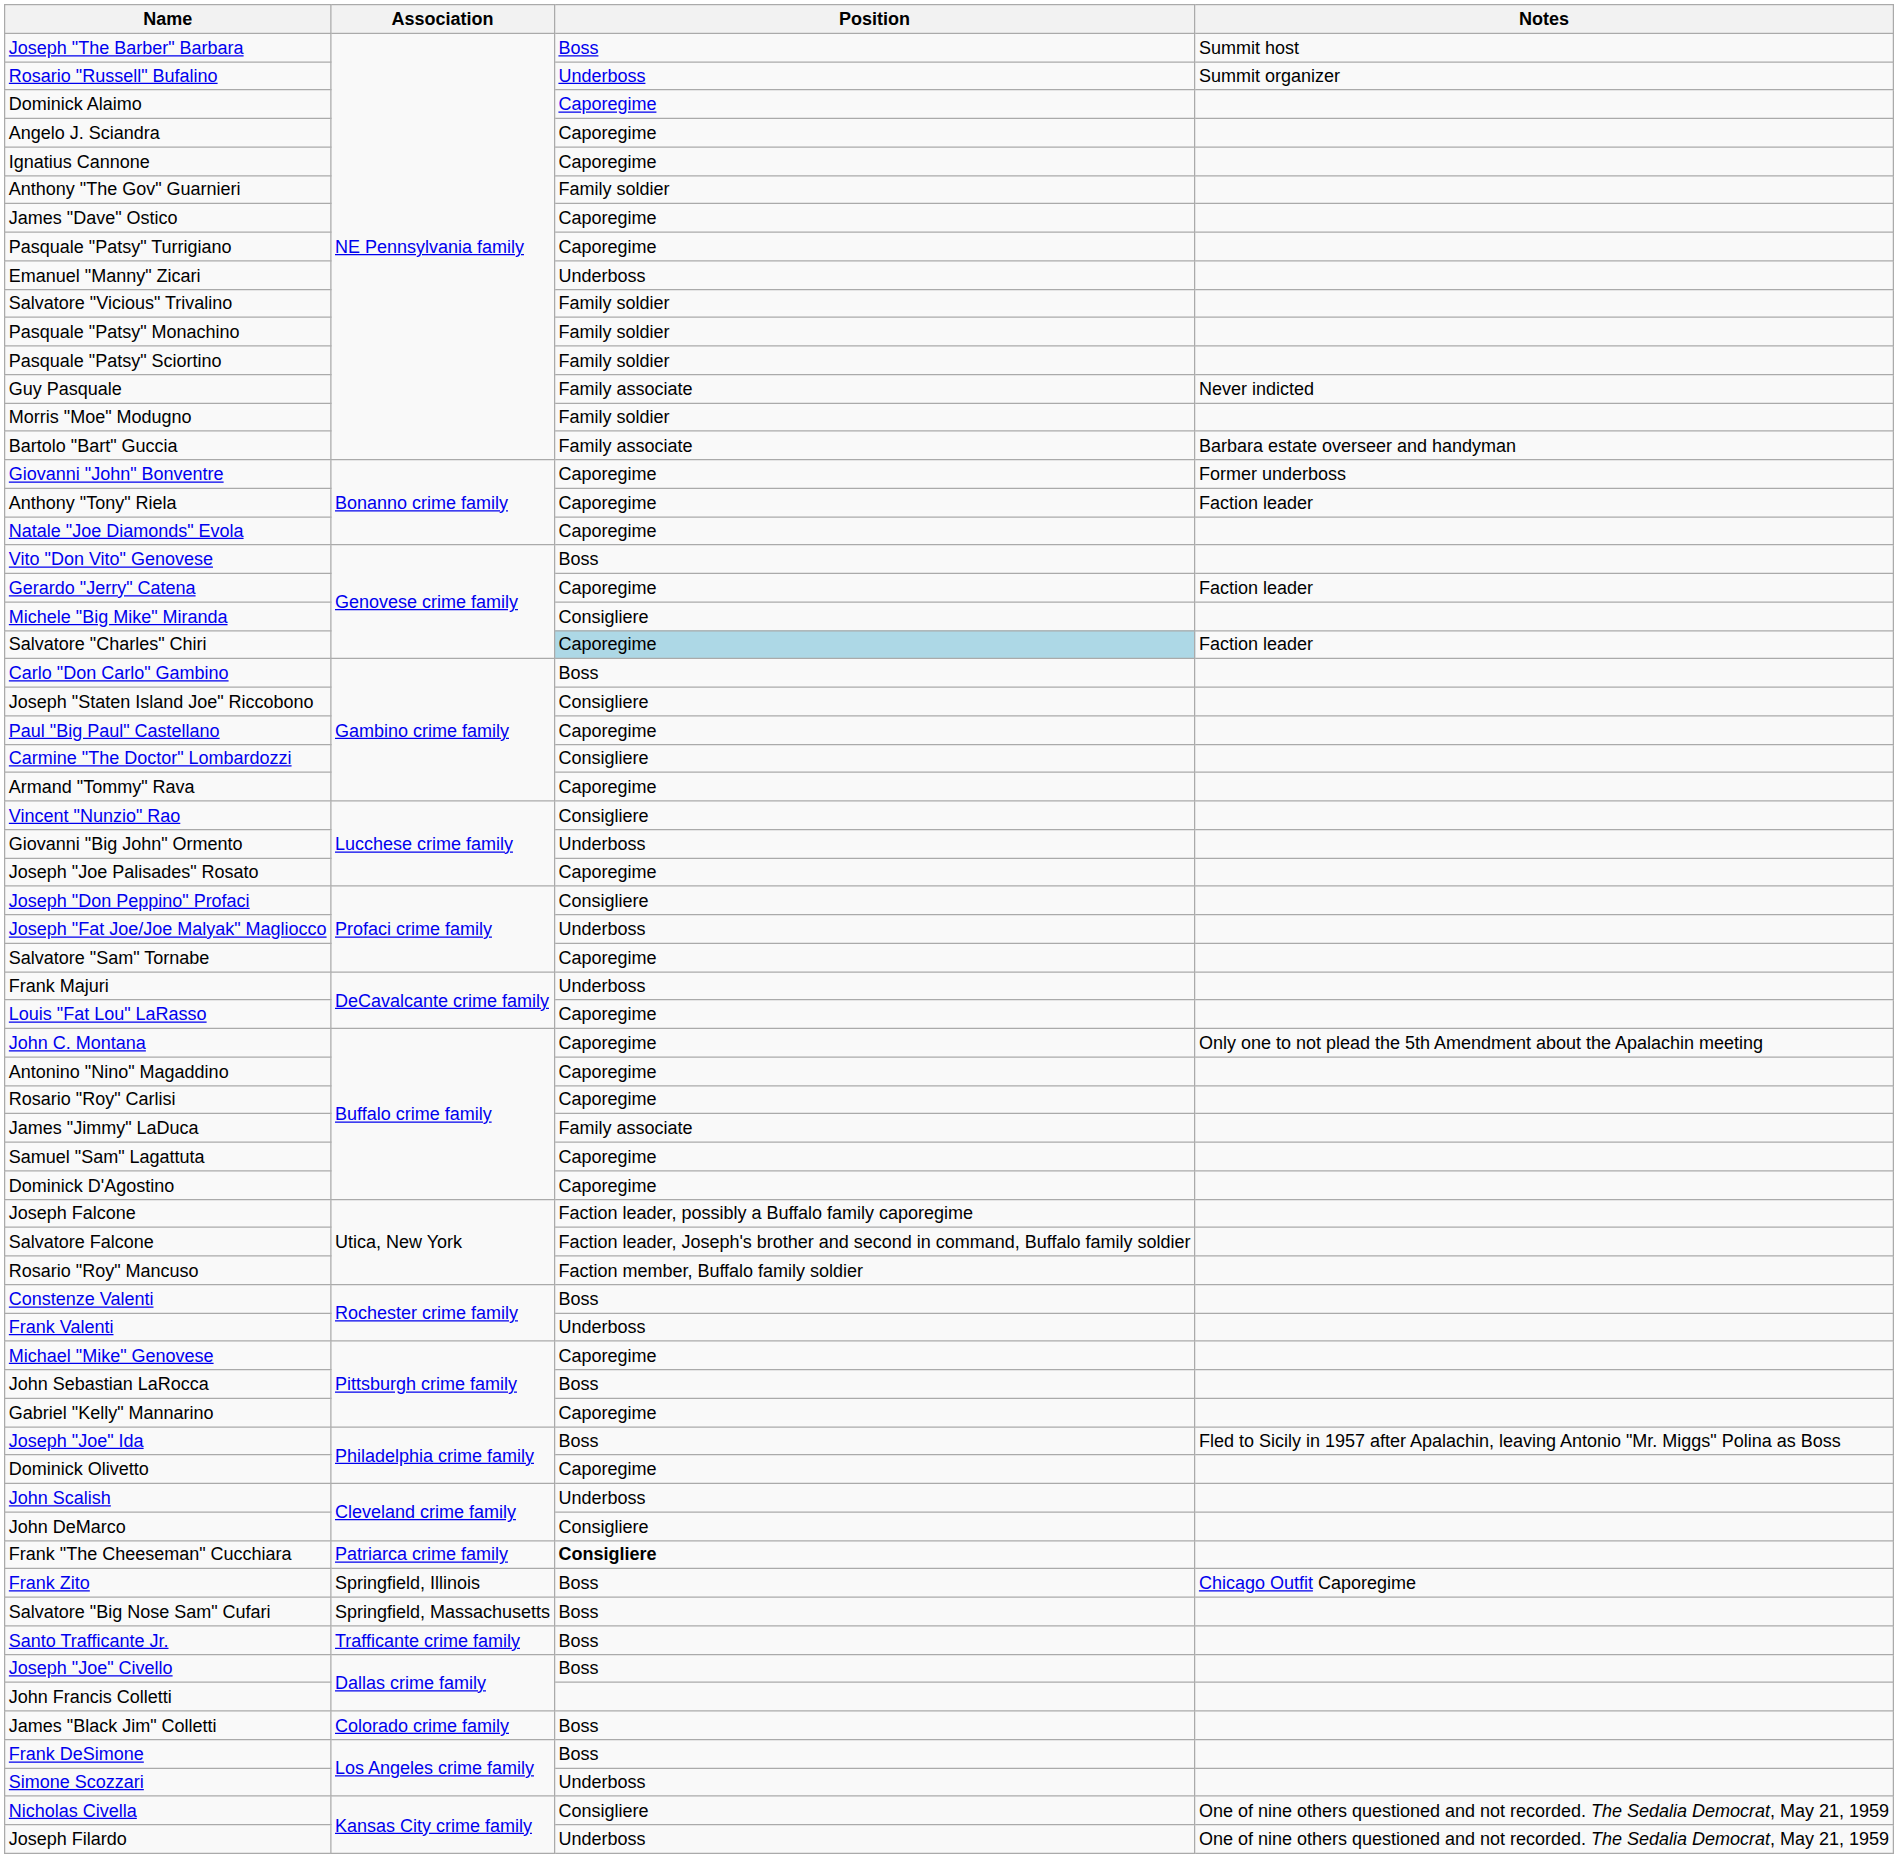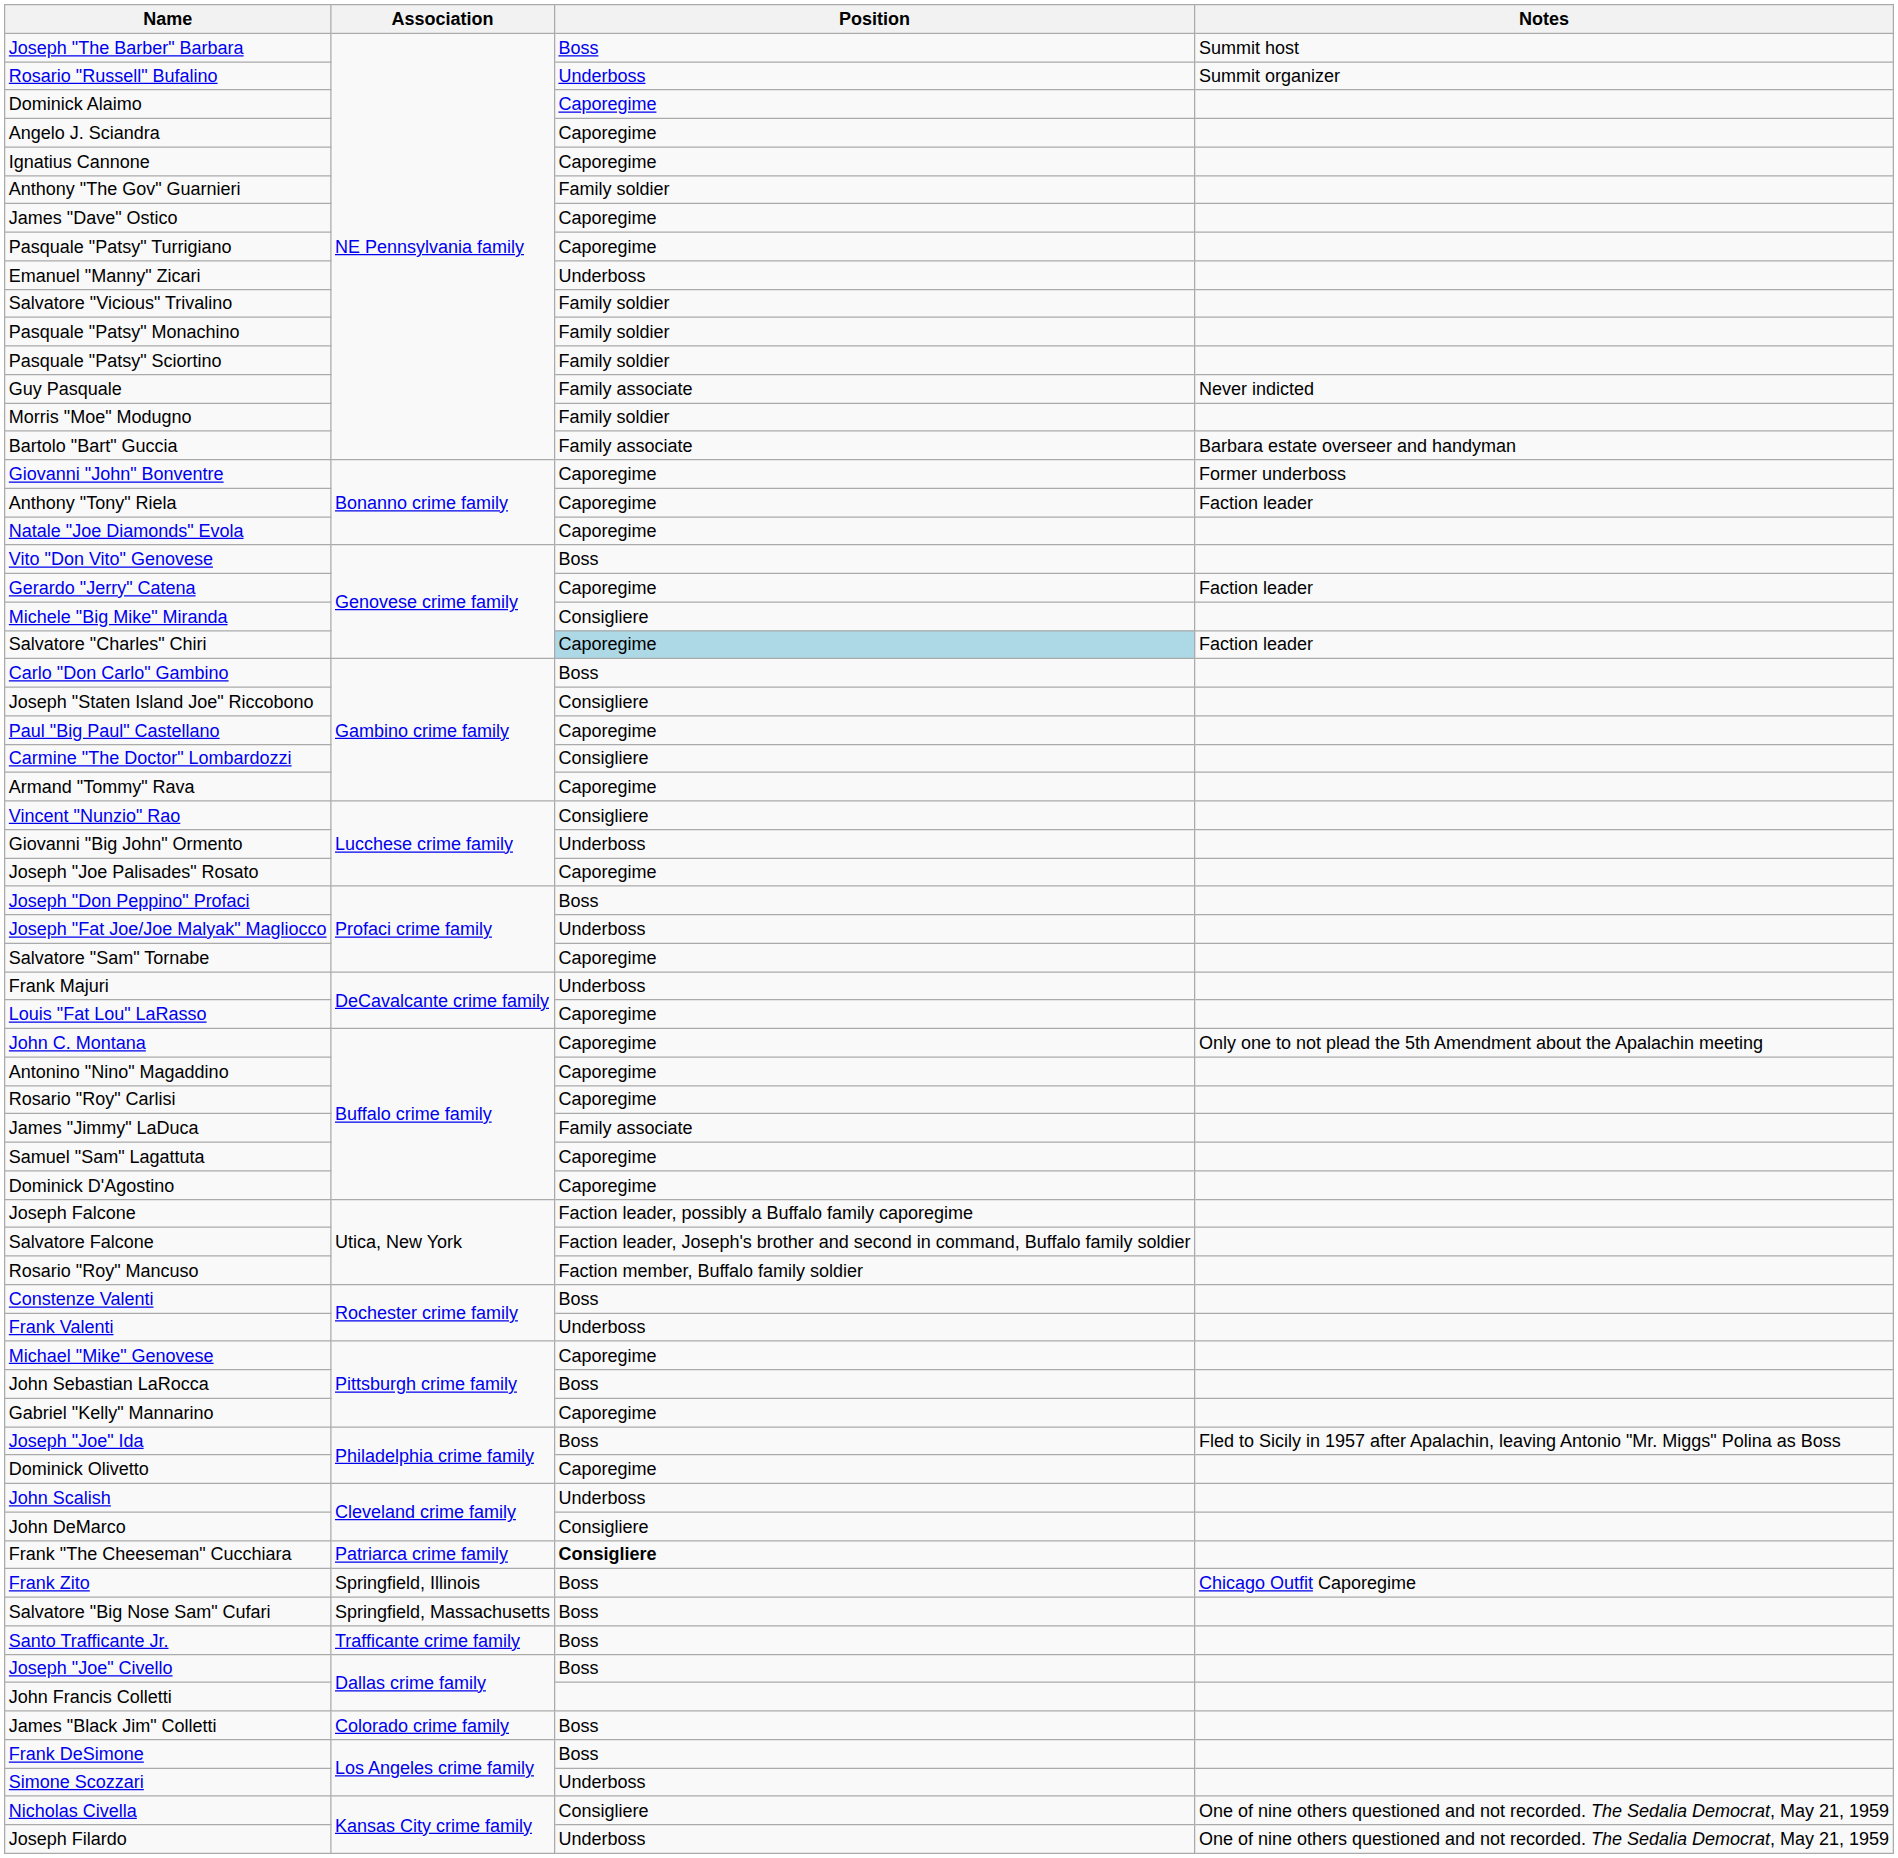(603, 901) Consigliere -> (578, 901) Boss
